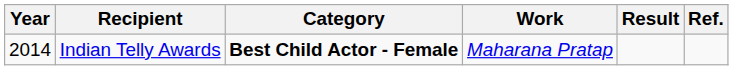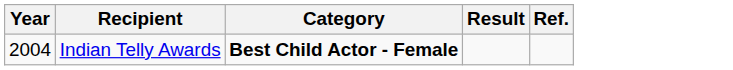- column: (540, 19)
(30, 49) 2014 -> (30, 49) 2004
